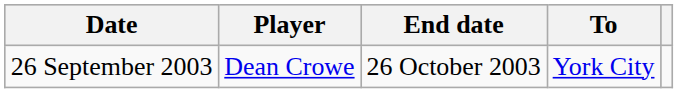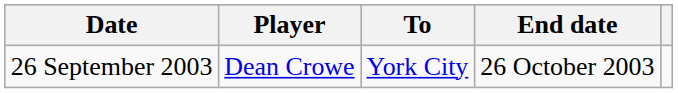columns swapped: (604, 25) <-> (454, 25)
